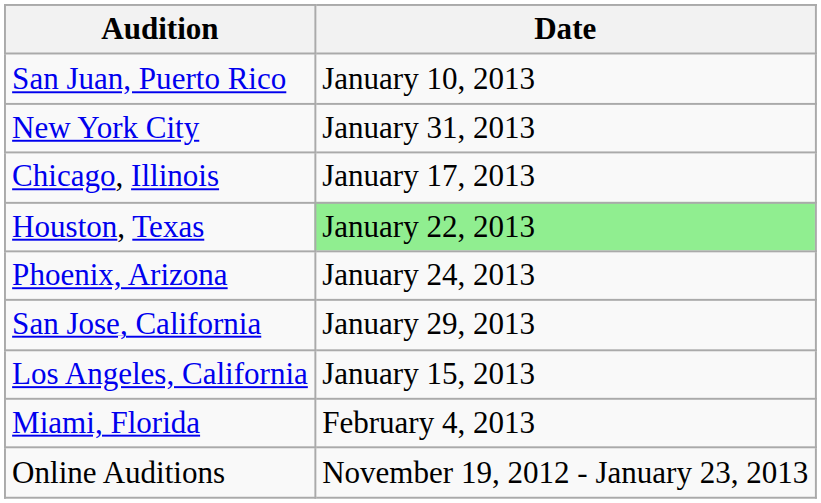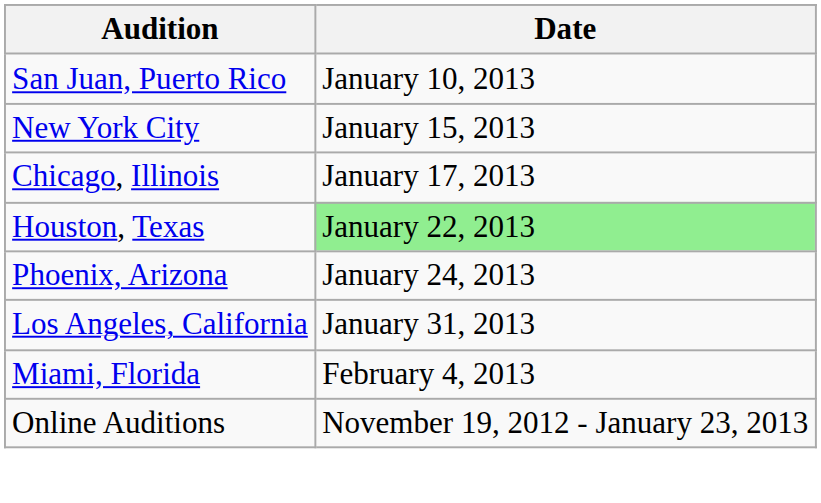(429, 127) January 31, 2013 -> (429, 127) January 15, 2013
- row: (137, 324)
(429, 373) January 15, 2013 -> (429, 324) January 31, 2013
